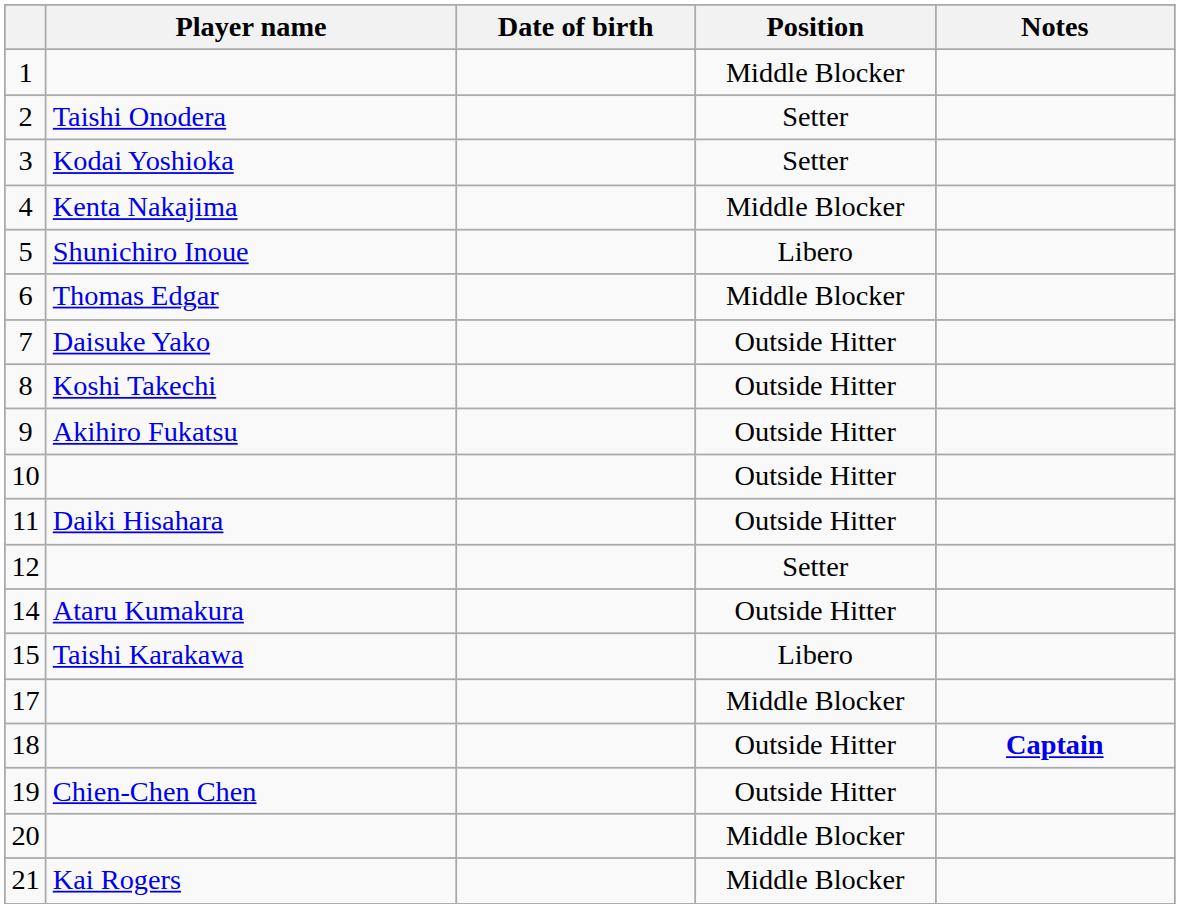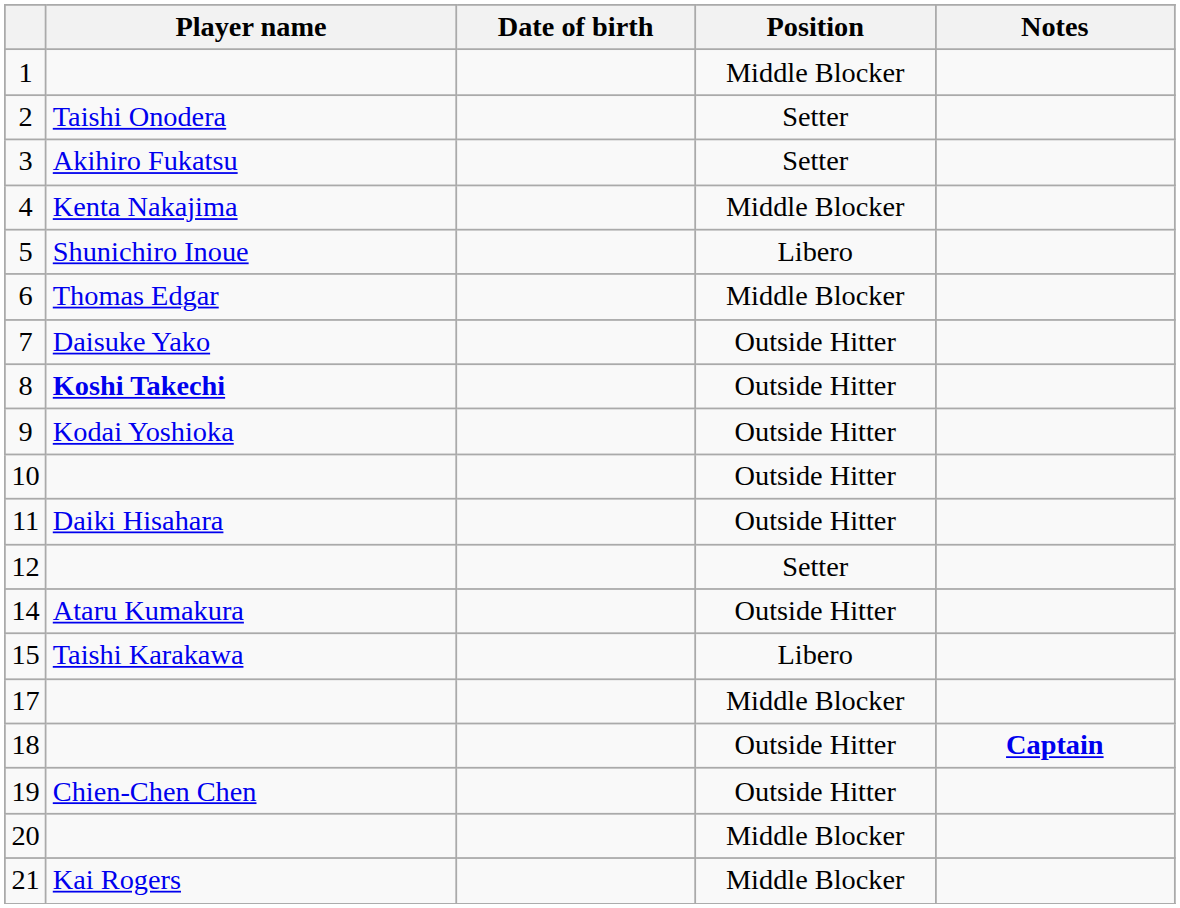(143, 161) Kodai Yoshioka -> (145, 161) Akihiro Fukatsu
(135, 386) normal -> (139, 386) bold
(145, 431) Akihiro Fukatsu -> (143, 431) Kodai Yoshioka
